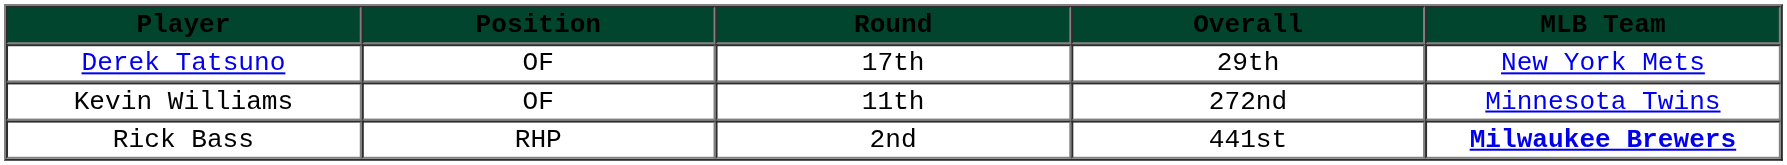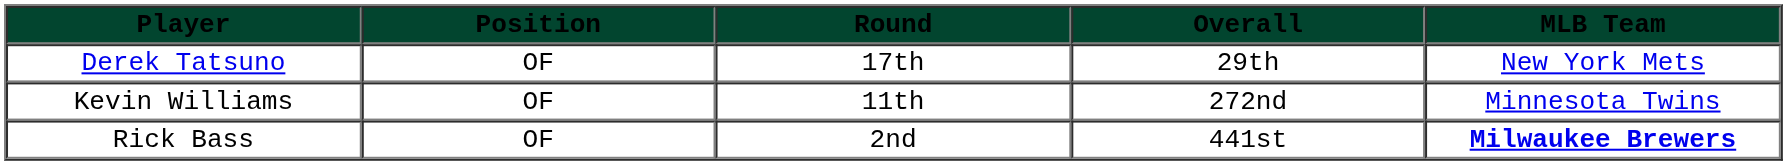(538, 140) RHP -> (538, 140) OF
